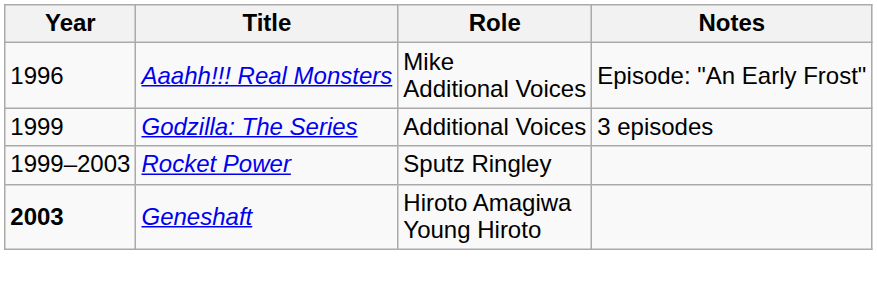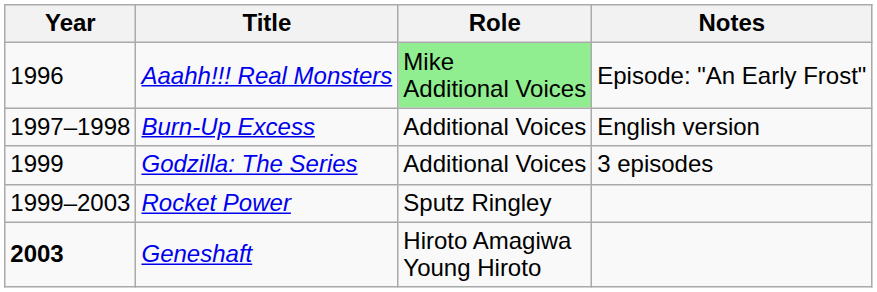(495, 75) no background -> (495, 75) lightgreen background
+ row: (228, 126)
